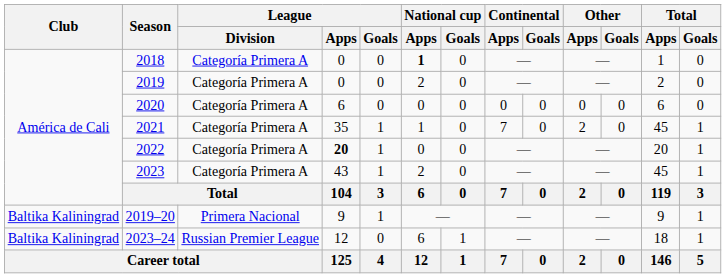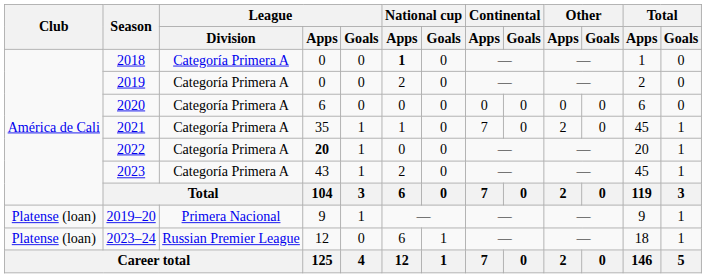(63, 216) Baltika Kaliningrad -> (54, 216) Platense (loan)
(63, 238) Baltika Kaliningrad -> (54, 238) Platense (loan)
